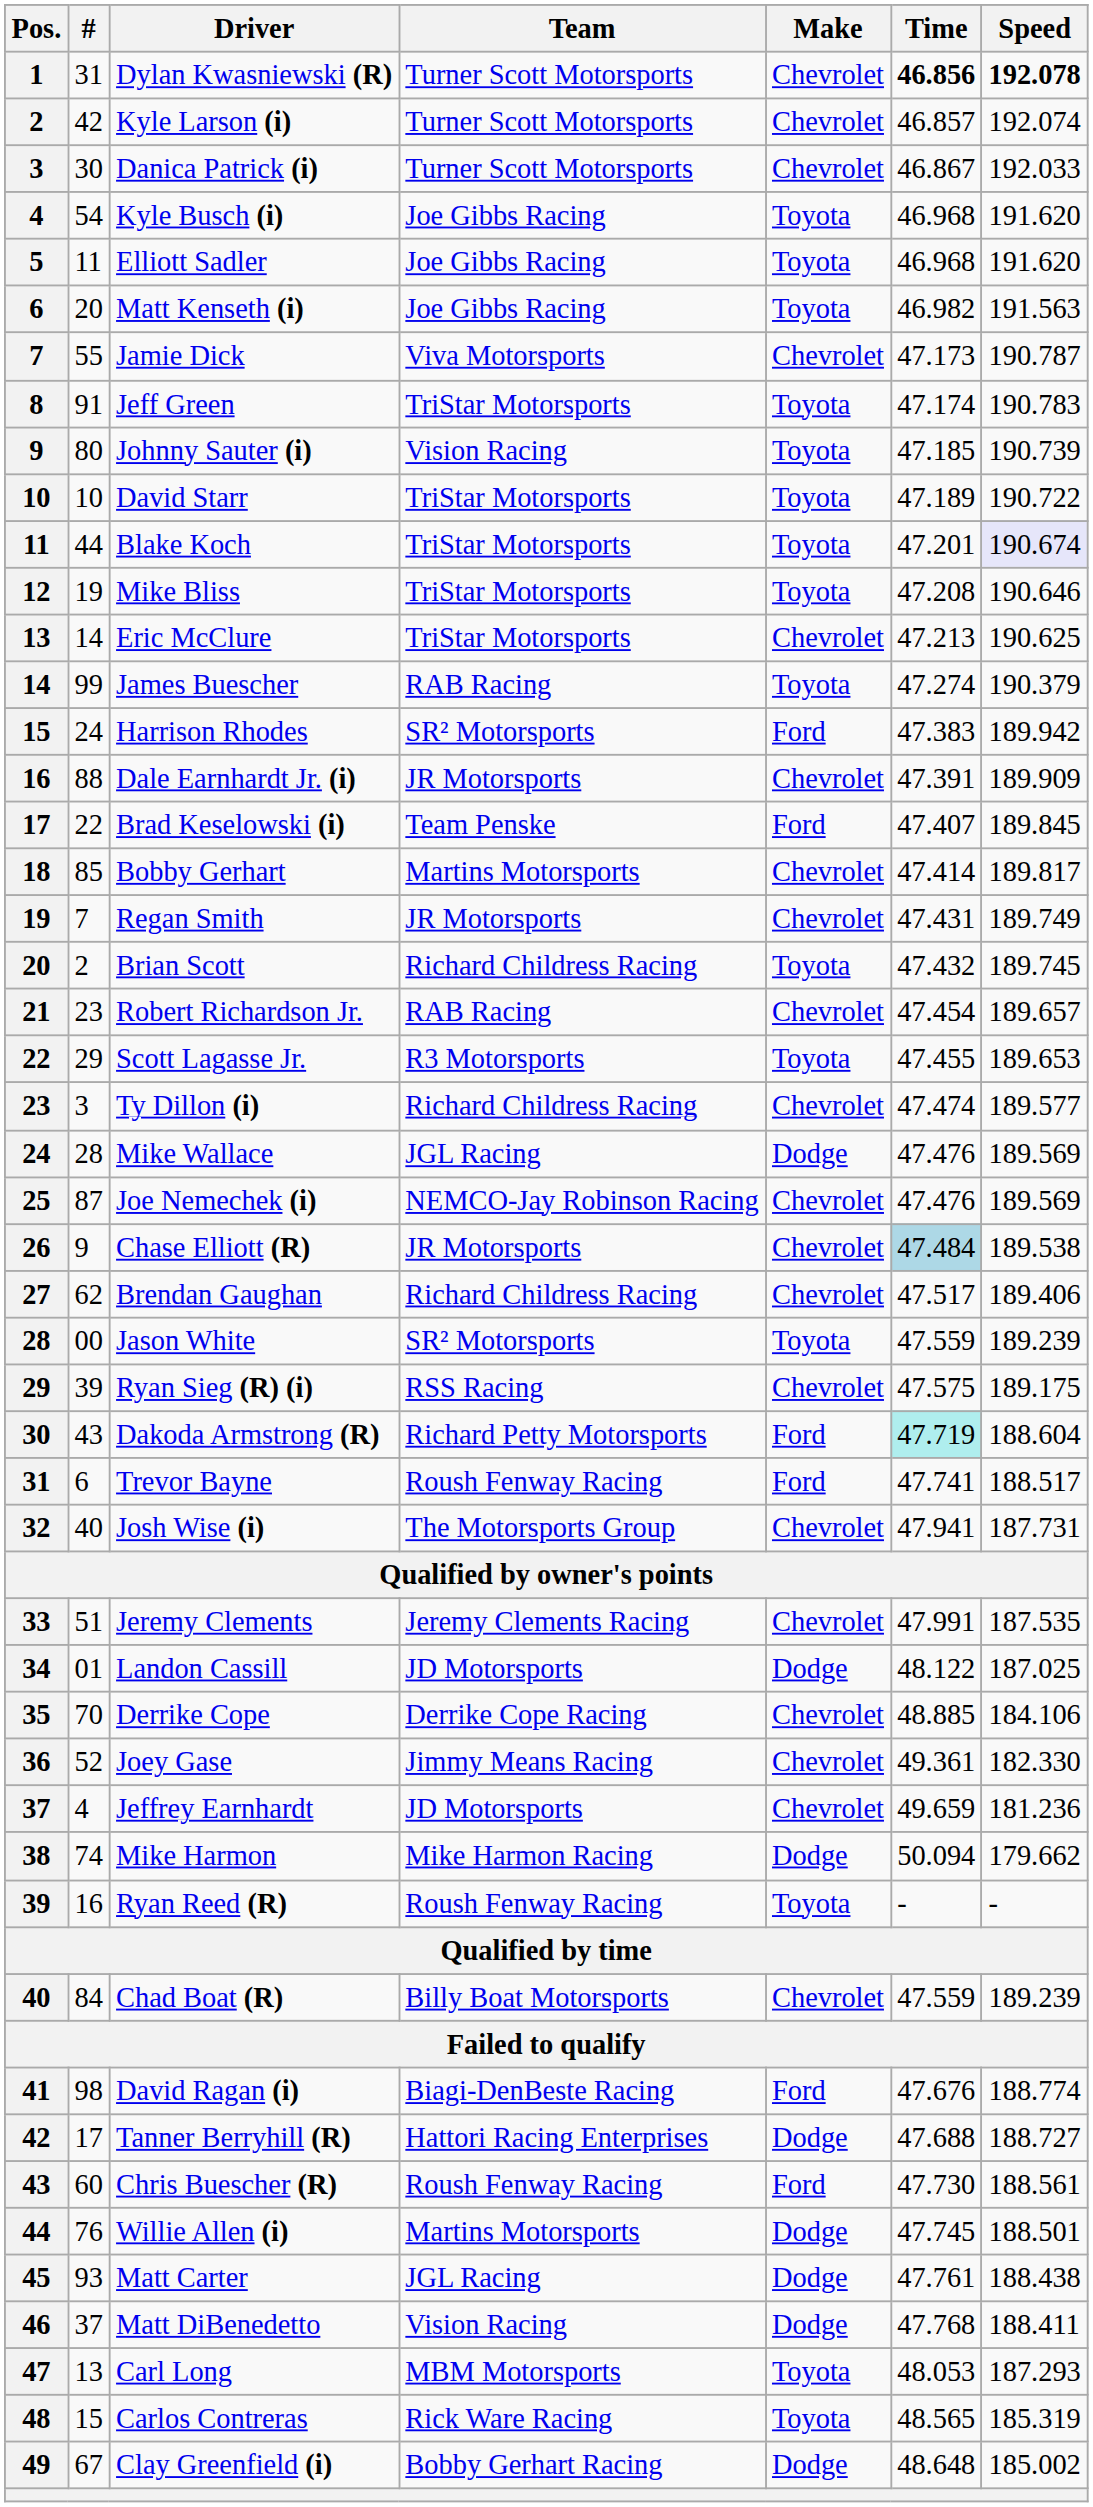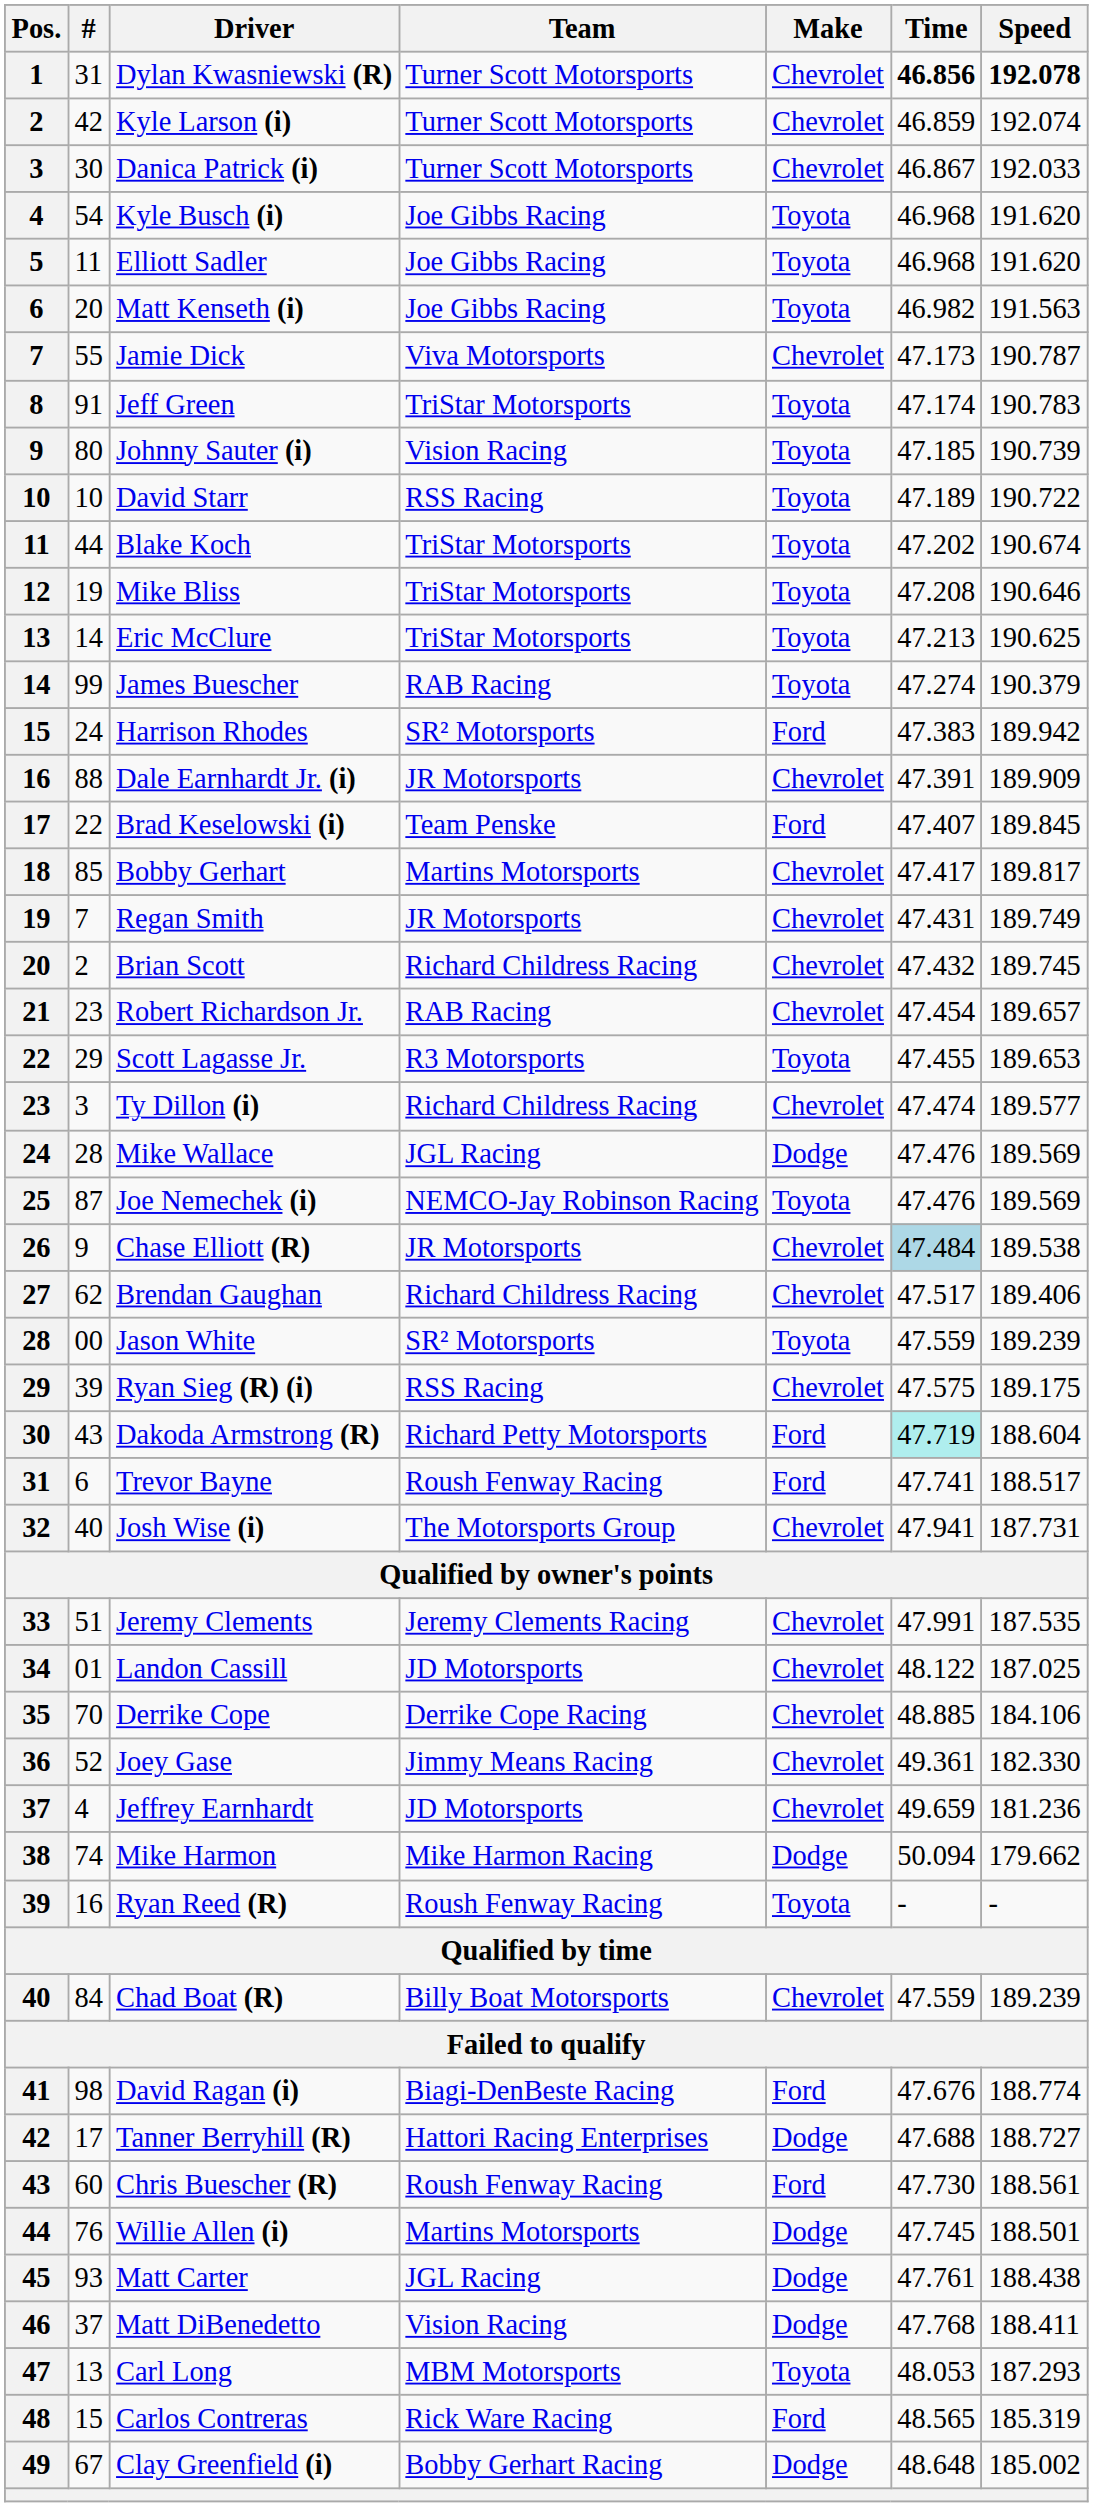(936, 121) 46.857 -> (936, 121) 46.859
(518, 496) TriStar Motorsports -> (474, 496) RSS Racing
(936, 543) 47.201 -> (936, 543) 47.202
(1035, 543) lavender background -> (1035, 543) no background
(828, 637) Chevrolet -> (811, 637) Toyota
(936, 871) 47.414 -> (936, 871) 47.417
(811, 965) Toyota -> (828, 965) Chevrolet
(828, 1199) Chevrolet -> (811, 1199) Toyota
(810, 1668) Dodge -> (828, 1668) Chevrolet
(811, 2418) Toyota -> (799, 2418) Ford
